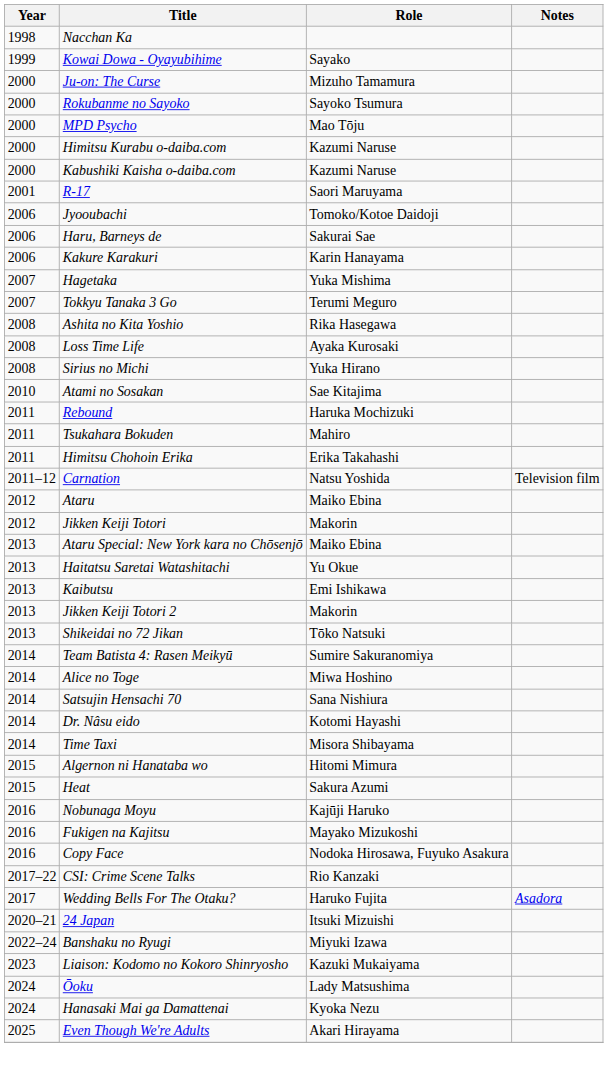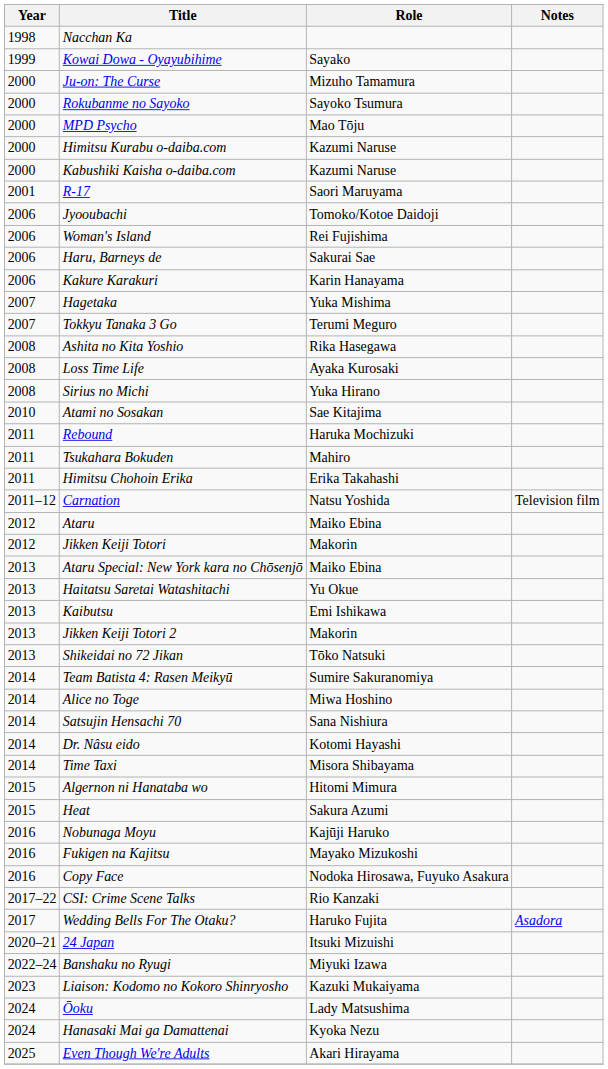+ row: (107, 236)
